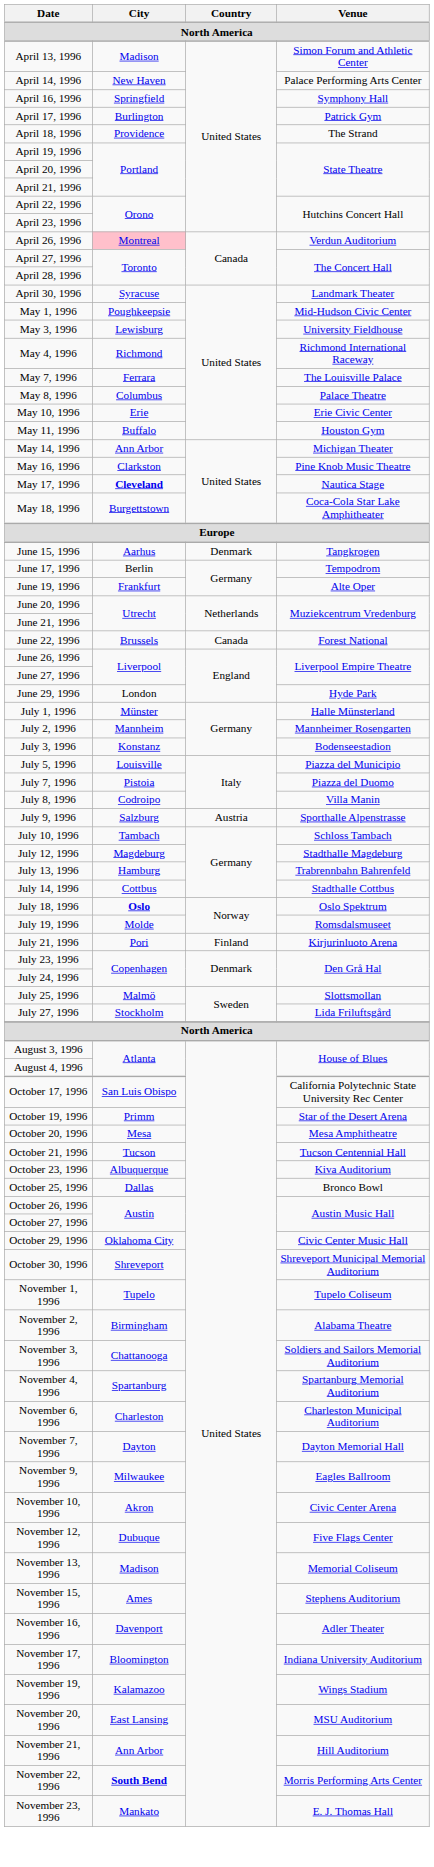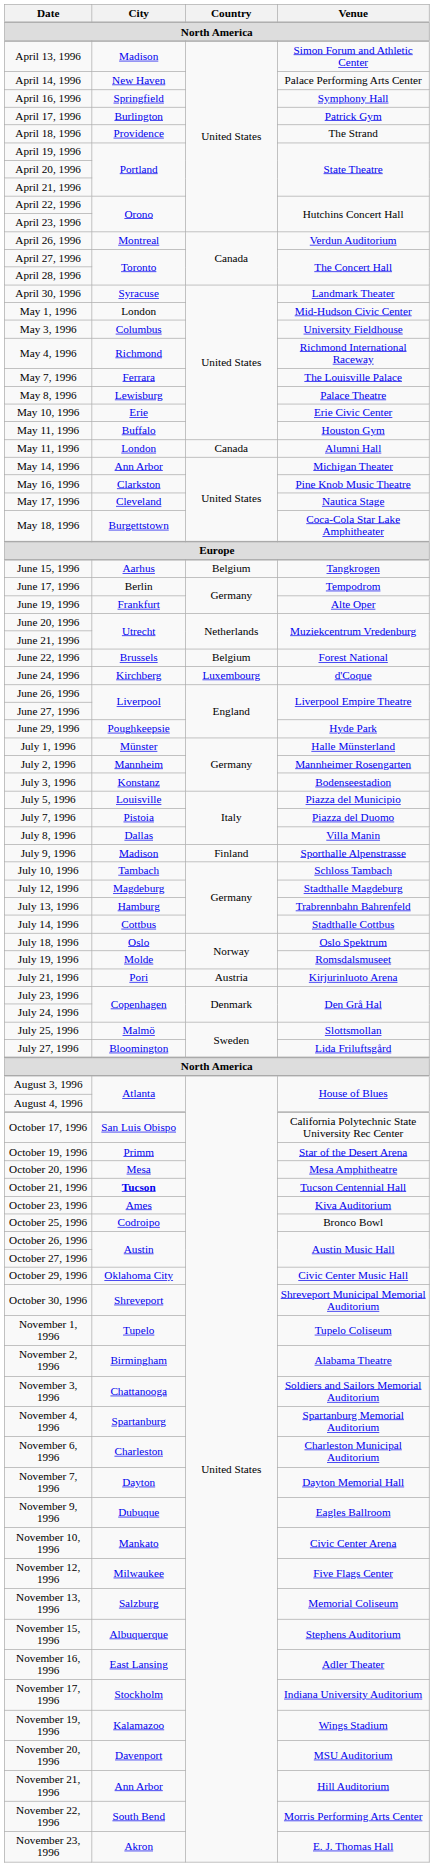(139, 240) pink background -> (139, 240) no background
(139, 311) Poughkeepsie -> (139, 311) London
(139, 329) Lewisburg -> (139, 329) Columbus
(139, 395) Columbus -> (139, 395) Lewisburg
+ row: (48, 448)
(139, 484) bold -> (139, 501) normal
(231, 551) Denmark -> (231, 569) Belgium
(231, 640) Canada -> (231, 657) Belgium
+ row: (48, 675)
(139, 693) London -> (139, 728) Poughkeepsie
(139, 800) Codroipo -> (139, 835) Dallas
(139, 817) Salzburg -> (139, 853) Madison
(231, 817) Austria -> (231, 853) Finland
(139, 906) bold -> (139, 942) normal
(231, 942) Finland -> (231, 977) Austria
(139, 1013) Stockholm -> (139, 1048) Bloomington
(139, 1151) normal -> (139, 1187) bold
(139, 1169) Albuquerque -> (139, 1205) Ames
(139, 1187) Dallas -> (139, 1222) Codroipo
(139, 1477) Milwaukee -> (139, 1512) Dubuque
(139, 1507) Akron -> (139, 1543) Mankato
(139, 1537) Dubuque -> (139, 1573) Milwaukee
(139, 1568) Madison -> (139, 1603) Salzburg
(139, 1598) Ames -> (139, 1634) Albuquerque
(139, 1629) Davenport -> (139, 1664) East Lansing
(139, 1659) Bloomington -> (139, 1694) Stockholm
(139, 1720) East Lansing -> (139, 1755) Davenport
(139, 1780) bold -> (139, 1816) normal
(139, 1811) Mankato -> (139, 1846) Akron
